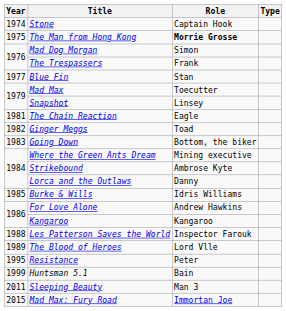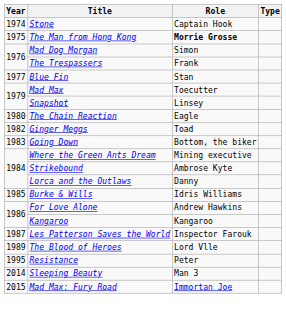(16, 116) 1981 -> (16, 116) 1980
(16, 234) 1988 -> (16, 234) 1987
- row: (59, 274)
(16, 287) 2011 -> (16, 274) 2014
